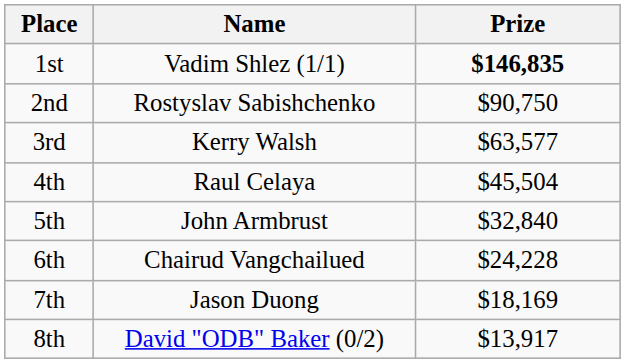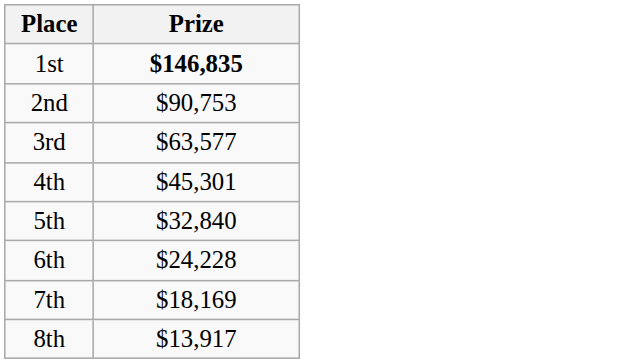- column: (254, 24)
(518, 102) $90,750 -> (196, 102) $90,753
(518, 181) $45,504 -> (196, 181) $45,301
